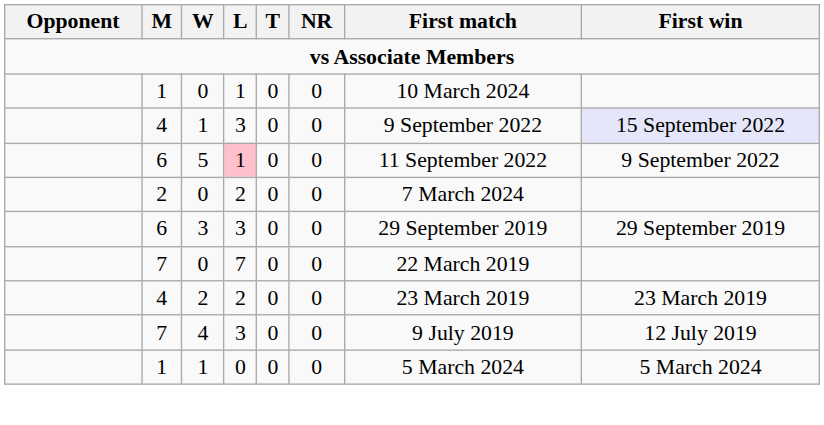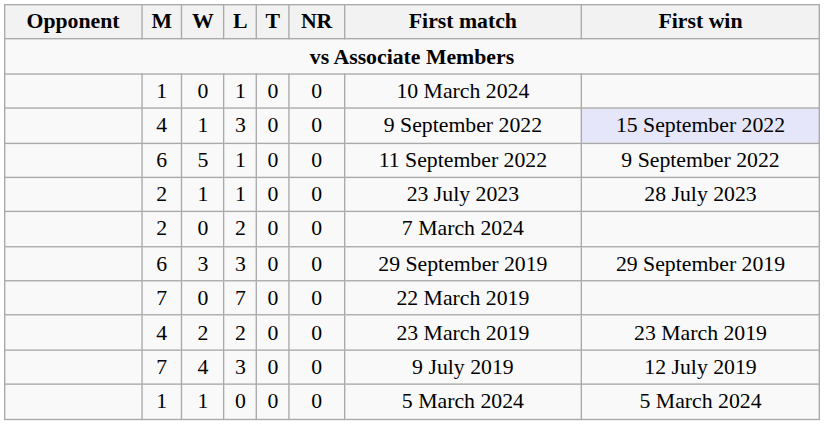(240, 159) pink background -> (240, 159) no background
+ row: (162, 194)
